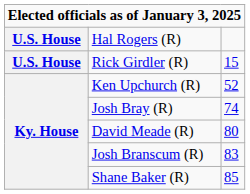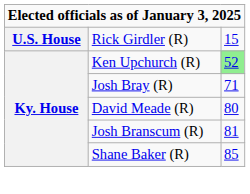- row: (136, 39)
(231, 85) no background -> (231, 62) lightgreen background
(231, 108) 74 -> (231, 85) 71
(231, 154) 83 -> (231, 131) 81
